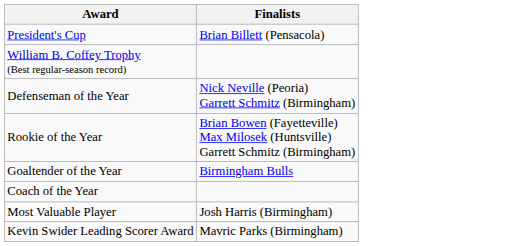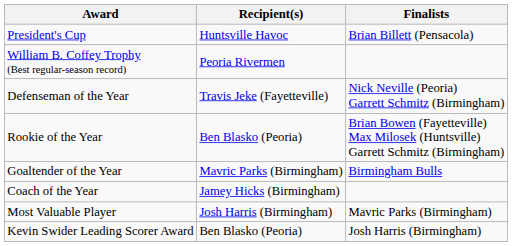+ column: (271, 14)
(266, 211) Josh Harris (Birmingham) -> (420, 211) Mavric Parks (Birmingham)
(271, 231) Mavric Parks (Birmingham) -> (415, 231) Josh Harris (Birmingham)
